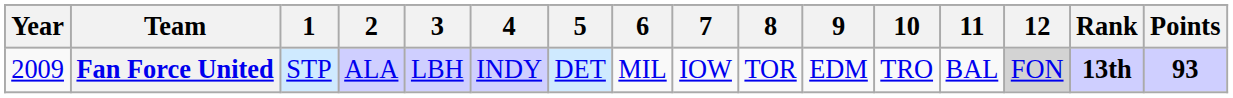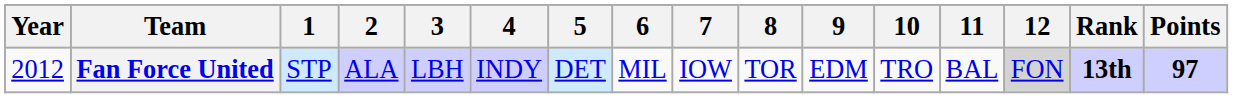(38, 69) 2009 -> (38, 69) 2012
(1185, 69) 93 -> (1185, 69) 97
